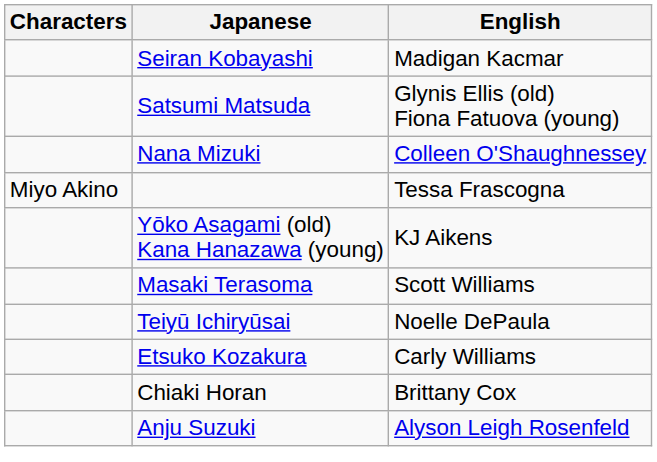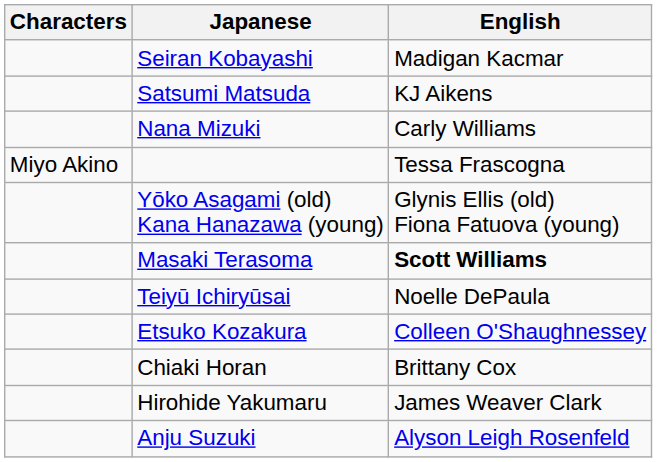(507, 105) Glynis Ellis (old) Fiona Fatuova (young) -> (443, 93) KJ Aikens
(520, 154) Colleen O'Shaughnessey -> (465, 128) Carly Williams
(443, 237) KJ Aikens -> (507, 212) Glynis Ellis (old) Fiona Fatuova (young)
(464, 285) normal -> (471, 260) bold
(465, 356) Carly Williams -> (520, 331) Colleen O'Shaughnessey
+ row: (232, 402)
